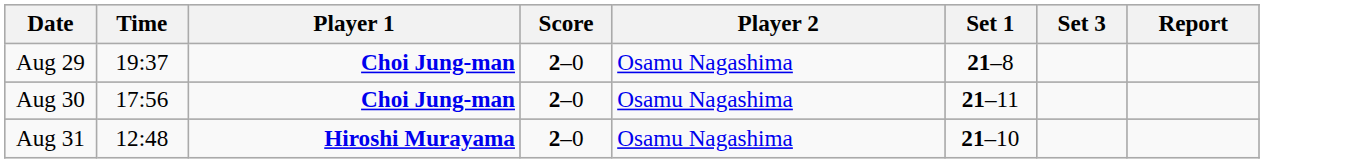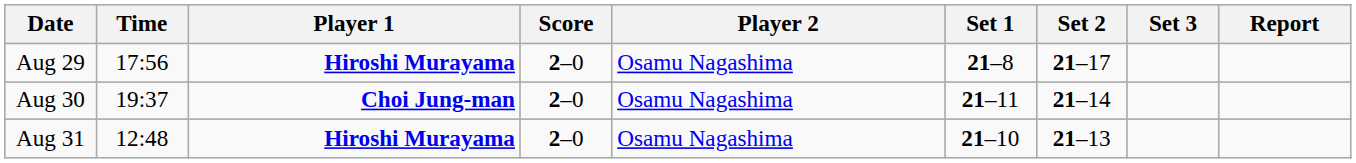+ column: (1082, 24)
(142, 62) 19:37 -> (142, 62) 17:56
(438, 62) Choi Jung-man -> (420, 62) Hiroshi Murayama
(142, 100) 17:56 -> (142, 100) 19:37
